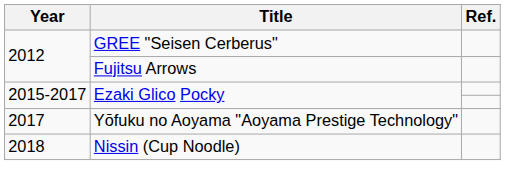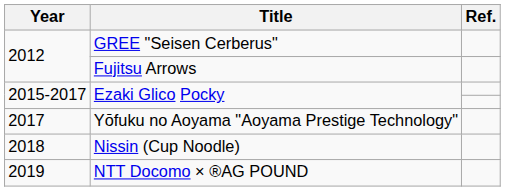+ row: (26, 172)
